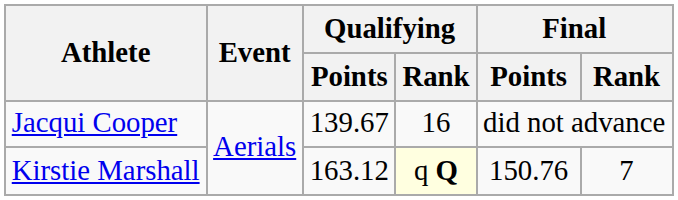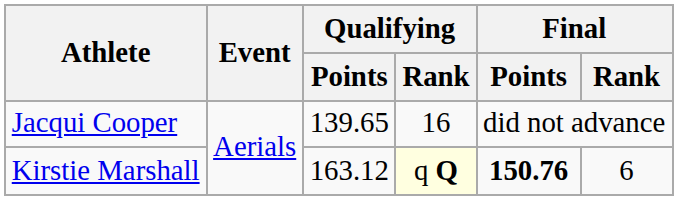(349, 123) 139.67 -> (349, 123) 139.65
(529, 171) normal -> (529, 171) bold
(626, 171) 7 -> (626, 171) 6
